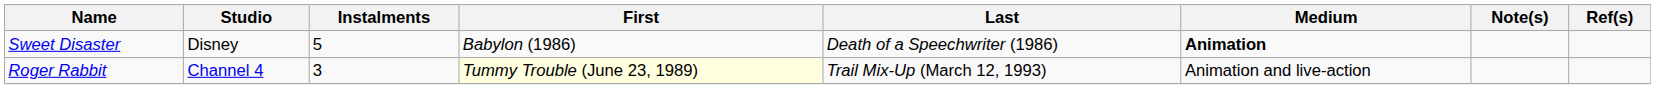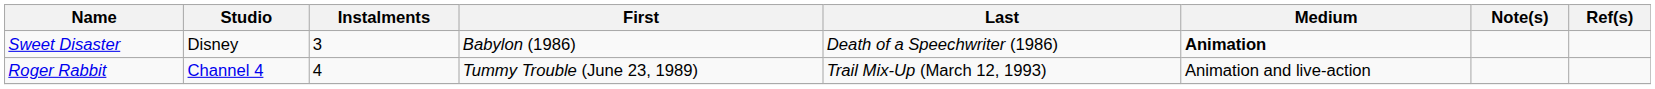(317, 44) 5 -> (317, 44) 3
(317, 70) 3 -> (317, 70) 4
(580, 70) lightyellow background -> (580, 70) no background
